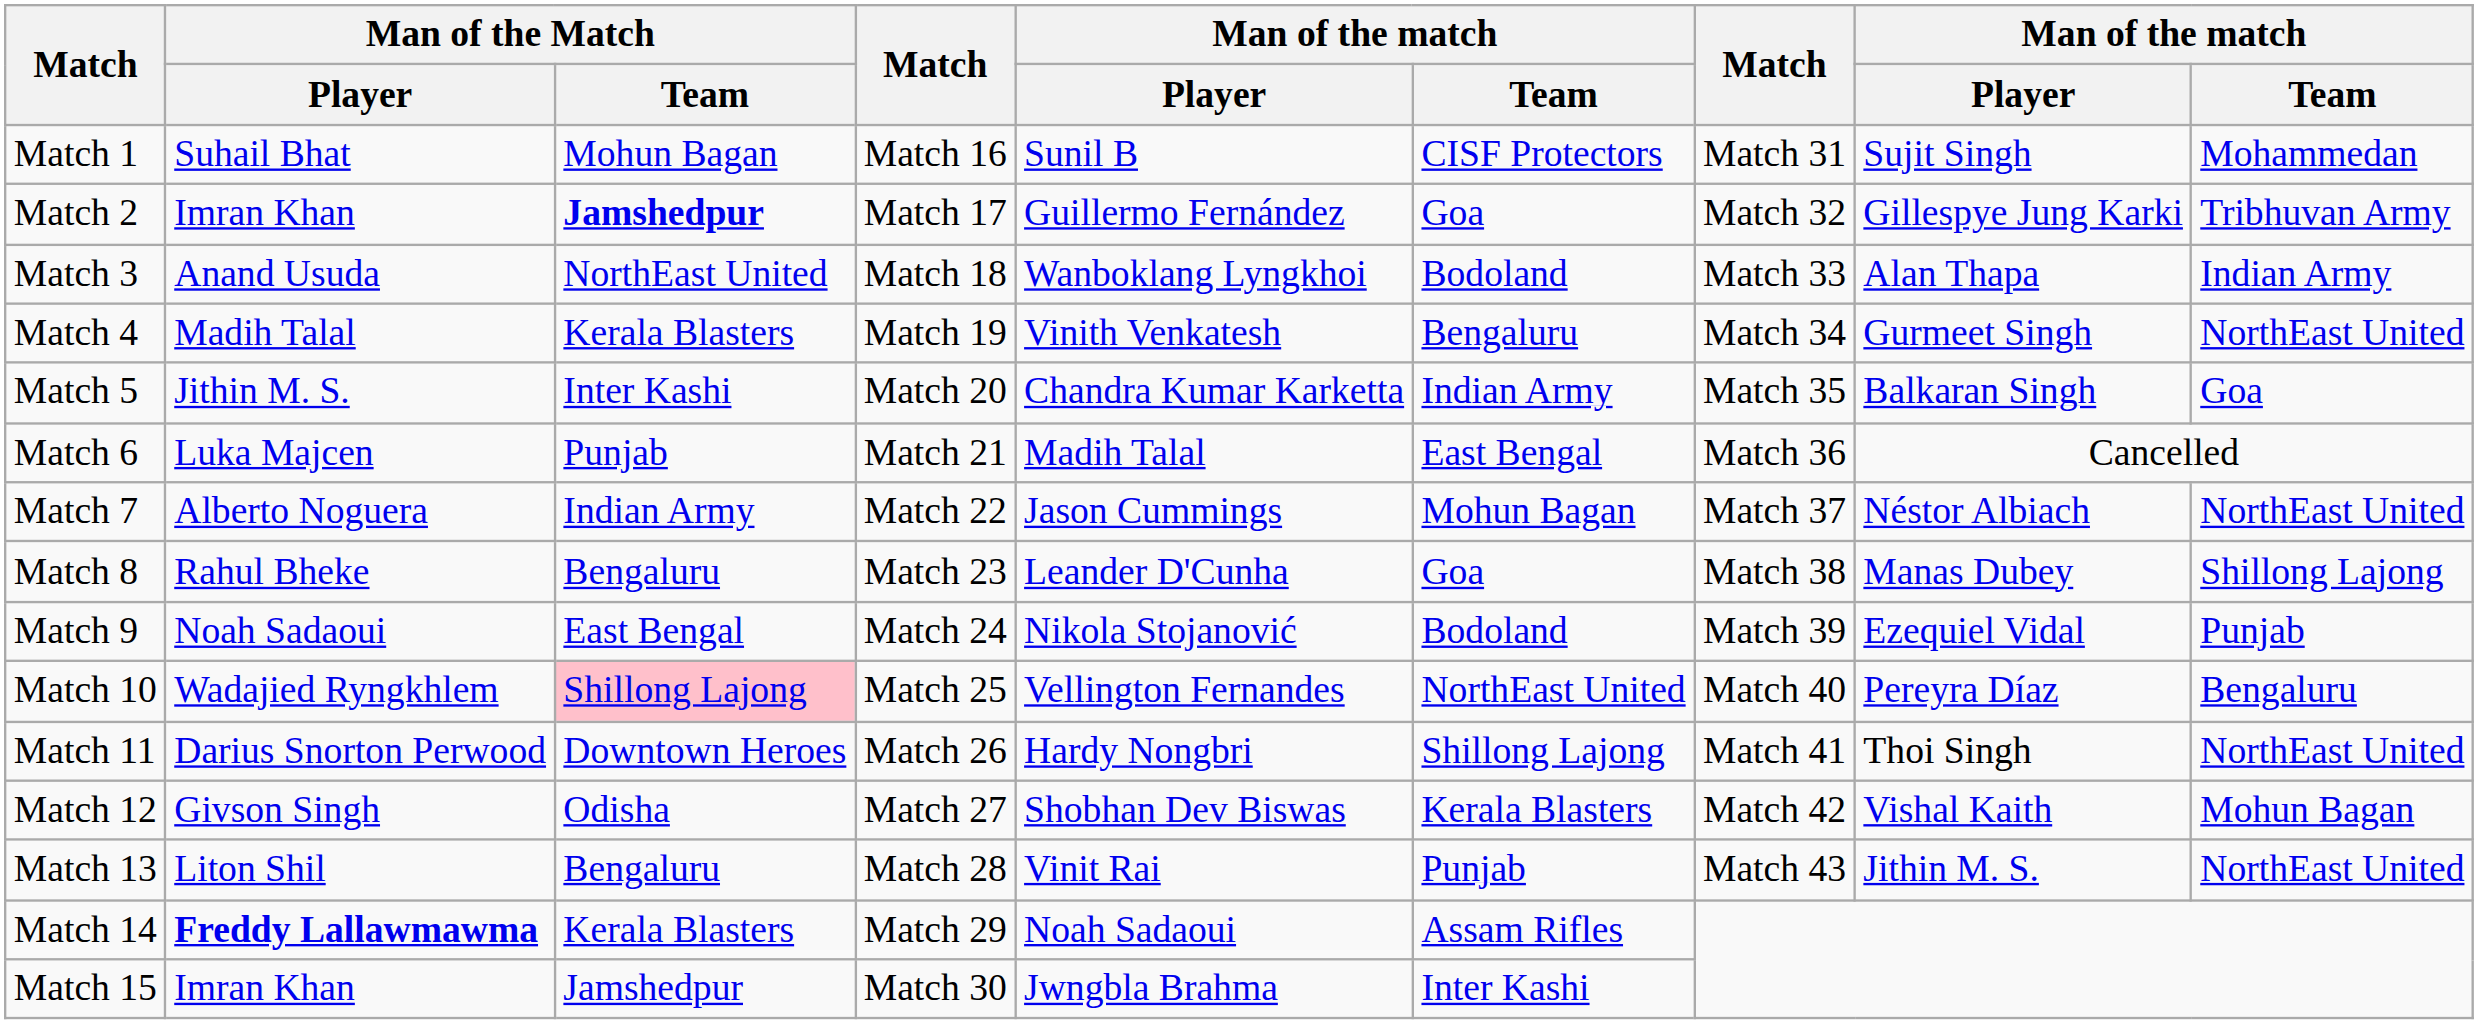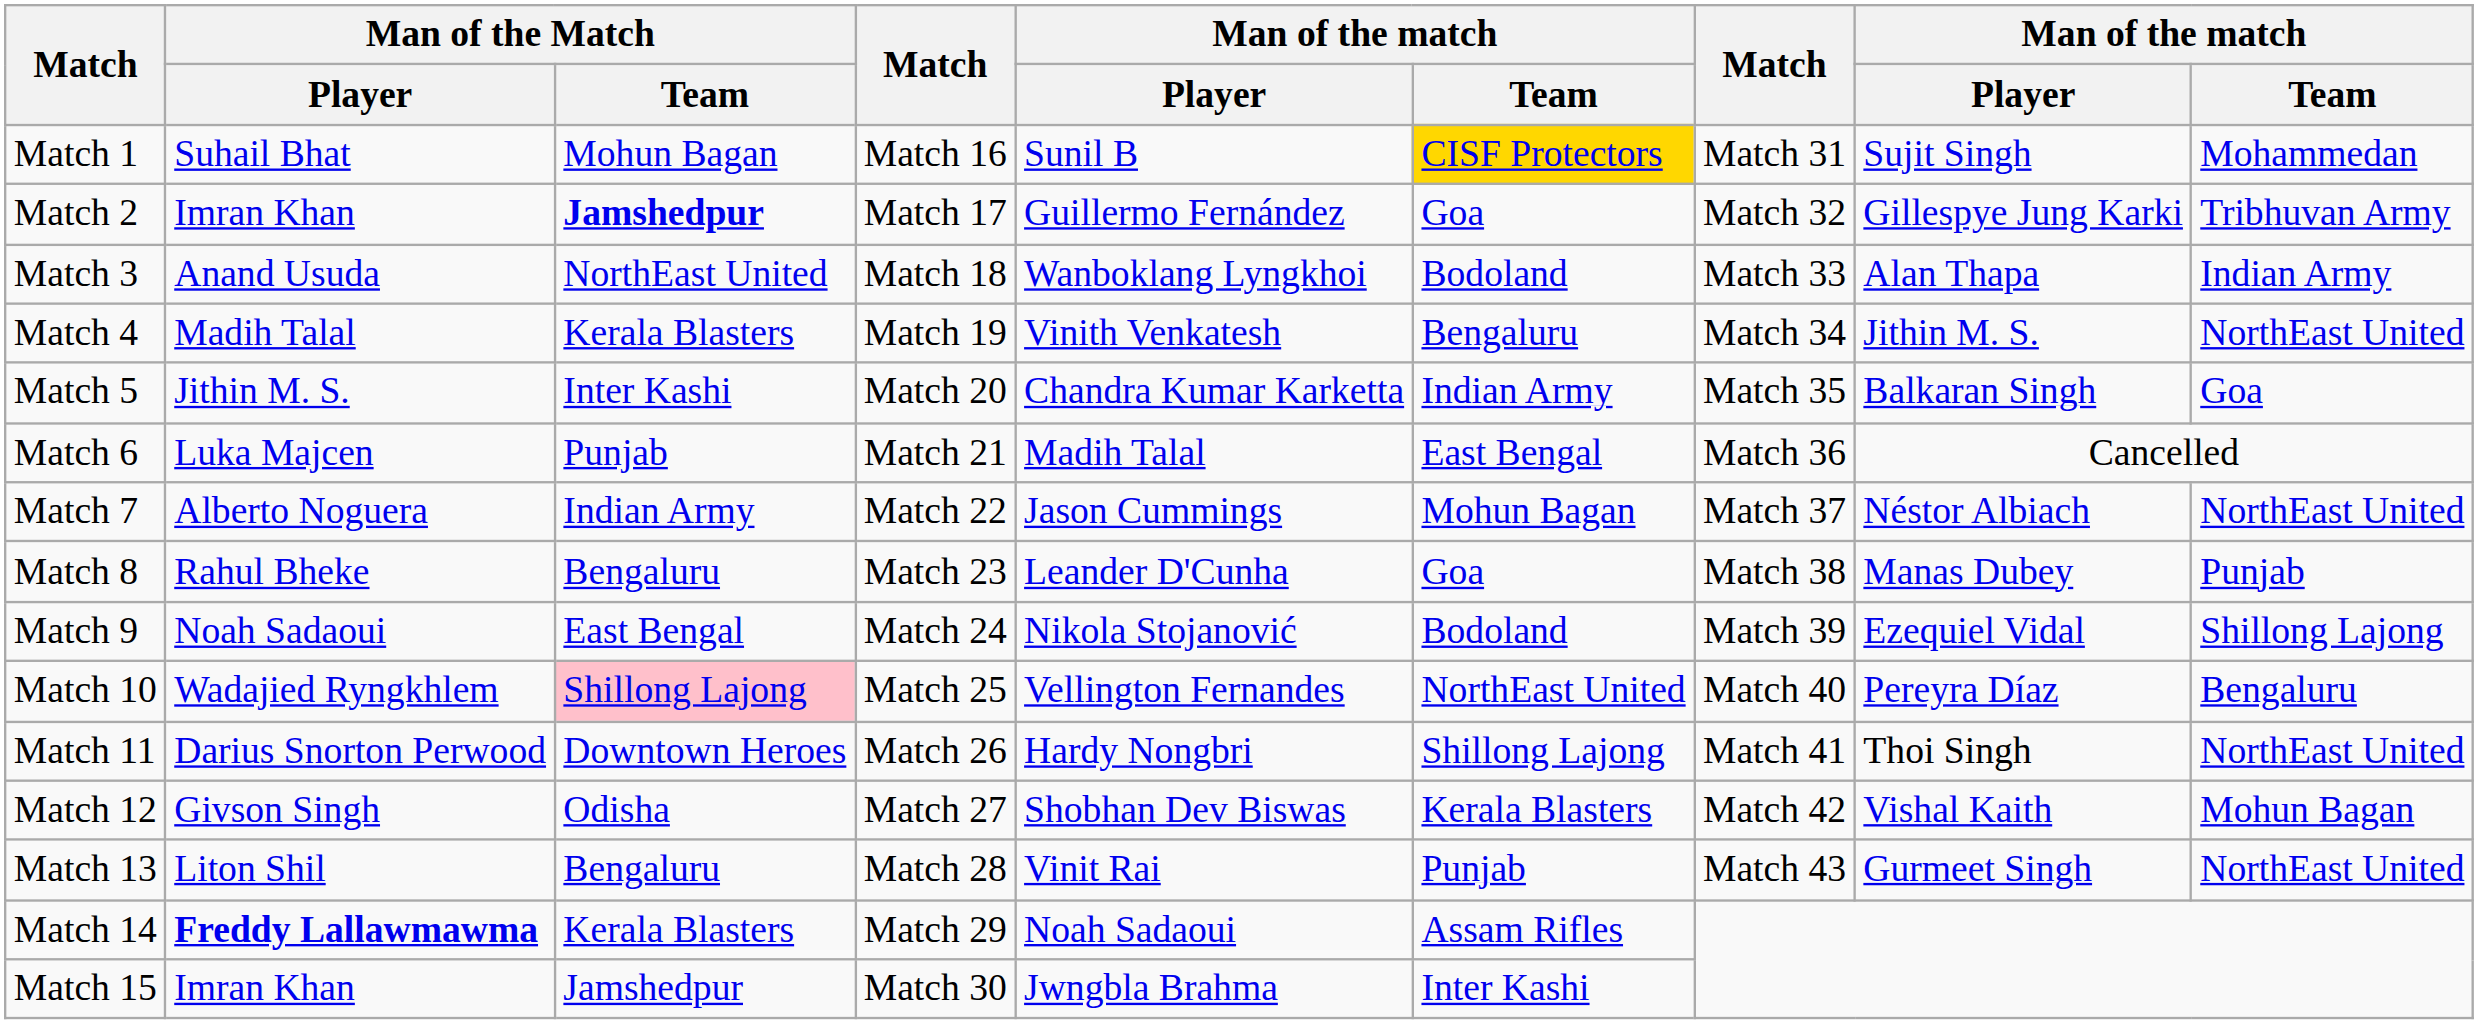(1542, 153) no background -> (1542, 153) gold background
(1978, 332) Gurmeet Singh -> (1951, 332) Jithin M. S.
(2322, 570) Shillong Lajong -> (2252, 570) Punjab
(2252, 630) Punjab -> (2322, 630) Shillong Lajong
(1951, 869) Jithin M. S. -> (1978, 869) Gurmeet Singh
